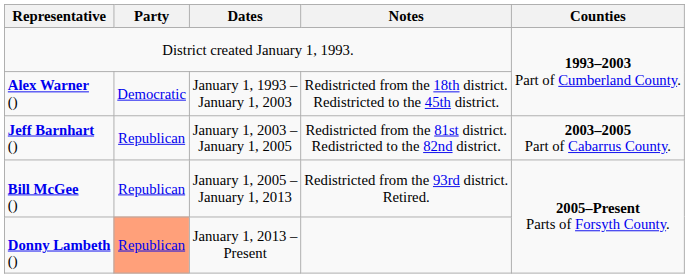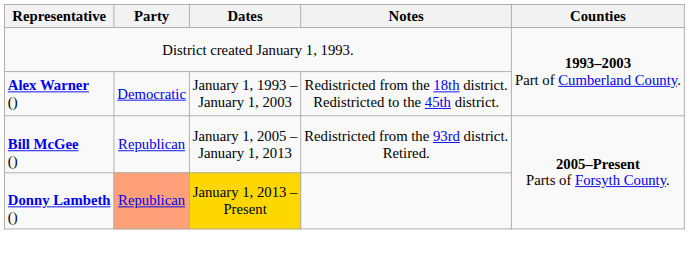- row: (51, 138)
(245, 245) no background -> (245, 200) gold background
